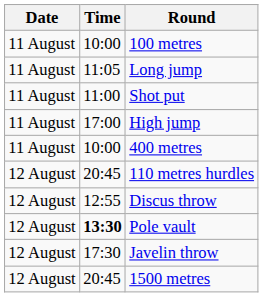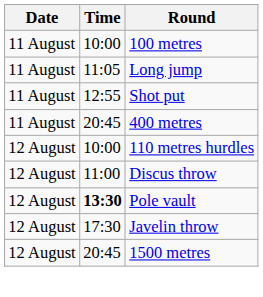(102, 95) 11:00 -> (102, 95) 12:55
- row: (165, 122)
(102, 148) 10:00 -> (102, 122) 20:45
(102, 174) 20:45 -> (102, 148) 10:00
(102, 200) 12:55 -> (102, 174) 11:00
